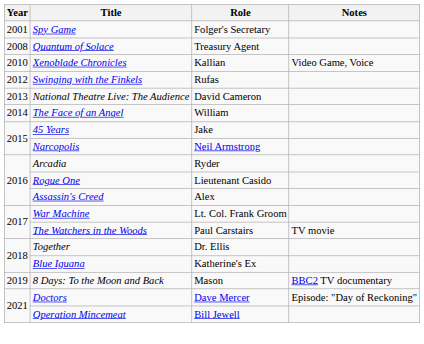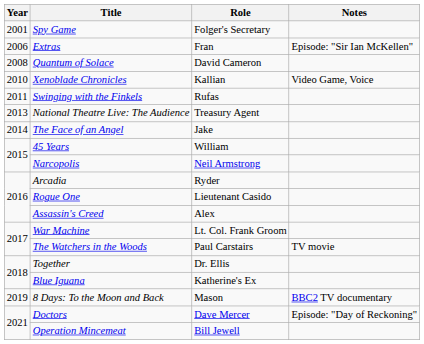+ row: (47, 46)
(227, 46) Treasury Agent -> (228, 63) David Cameron
(17, 79) 2012 -> (17, 96) 2011
(228, 96) David Cameron -> (227, 113) Treasury Agent
(211, 113) William -> (204, 130) Jake
(204, 130) Jake -> (211, 146) William
